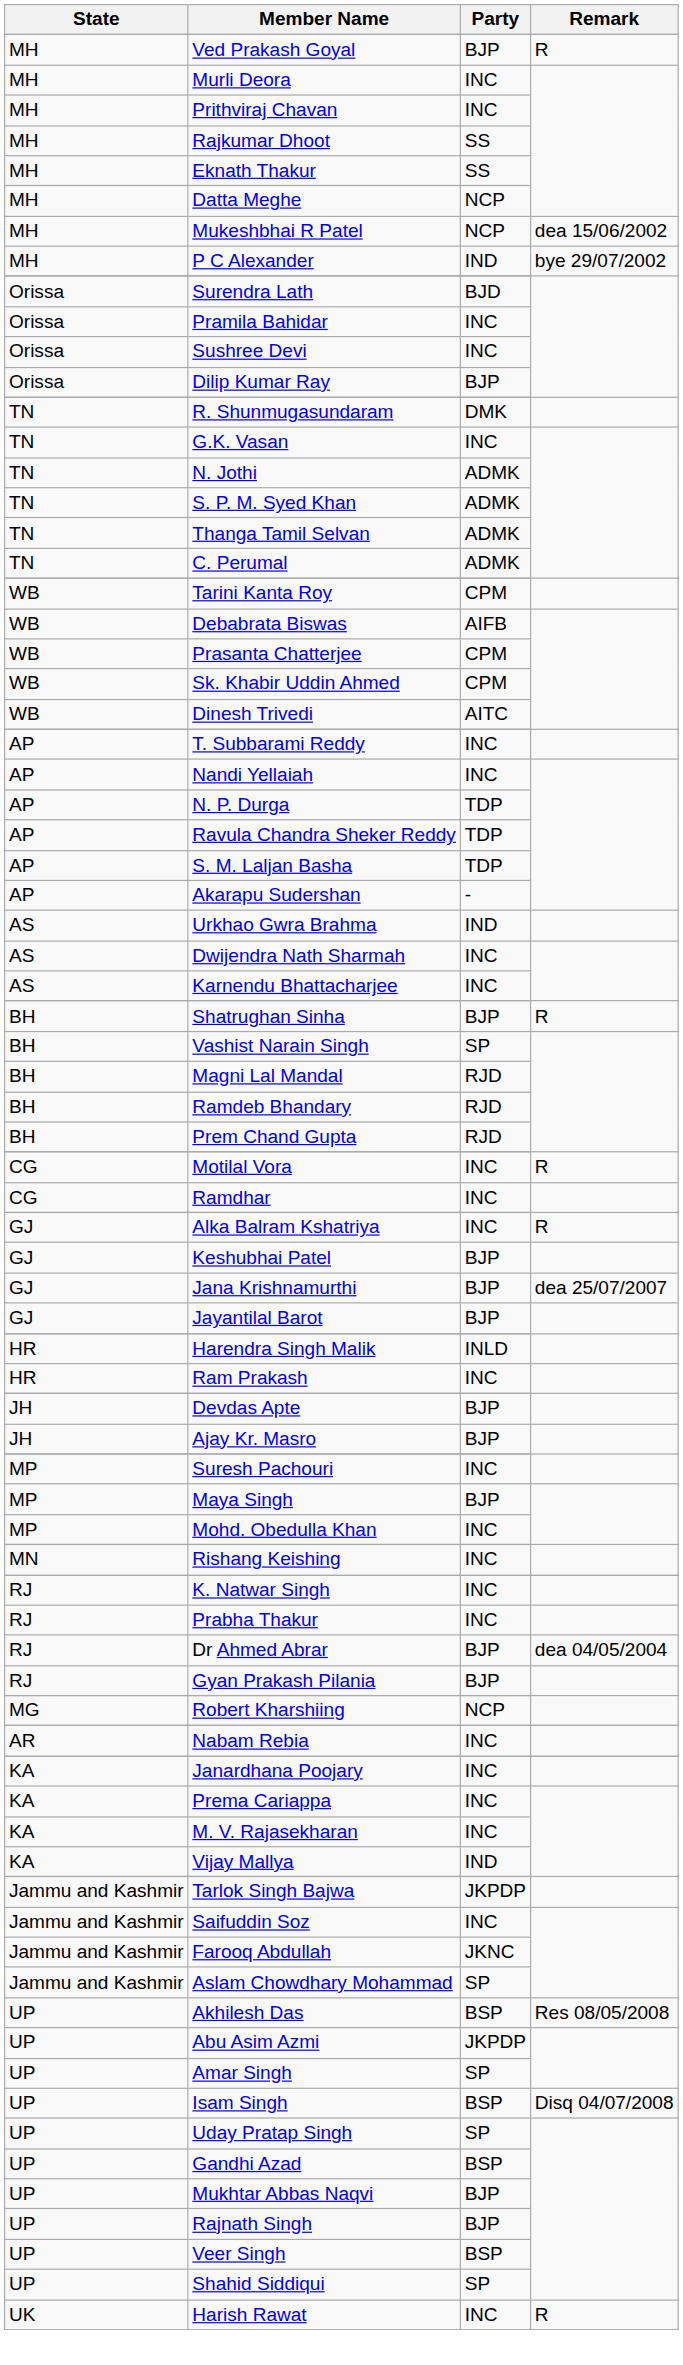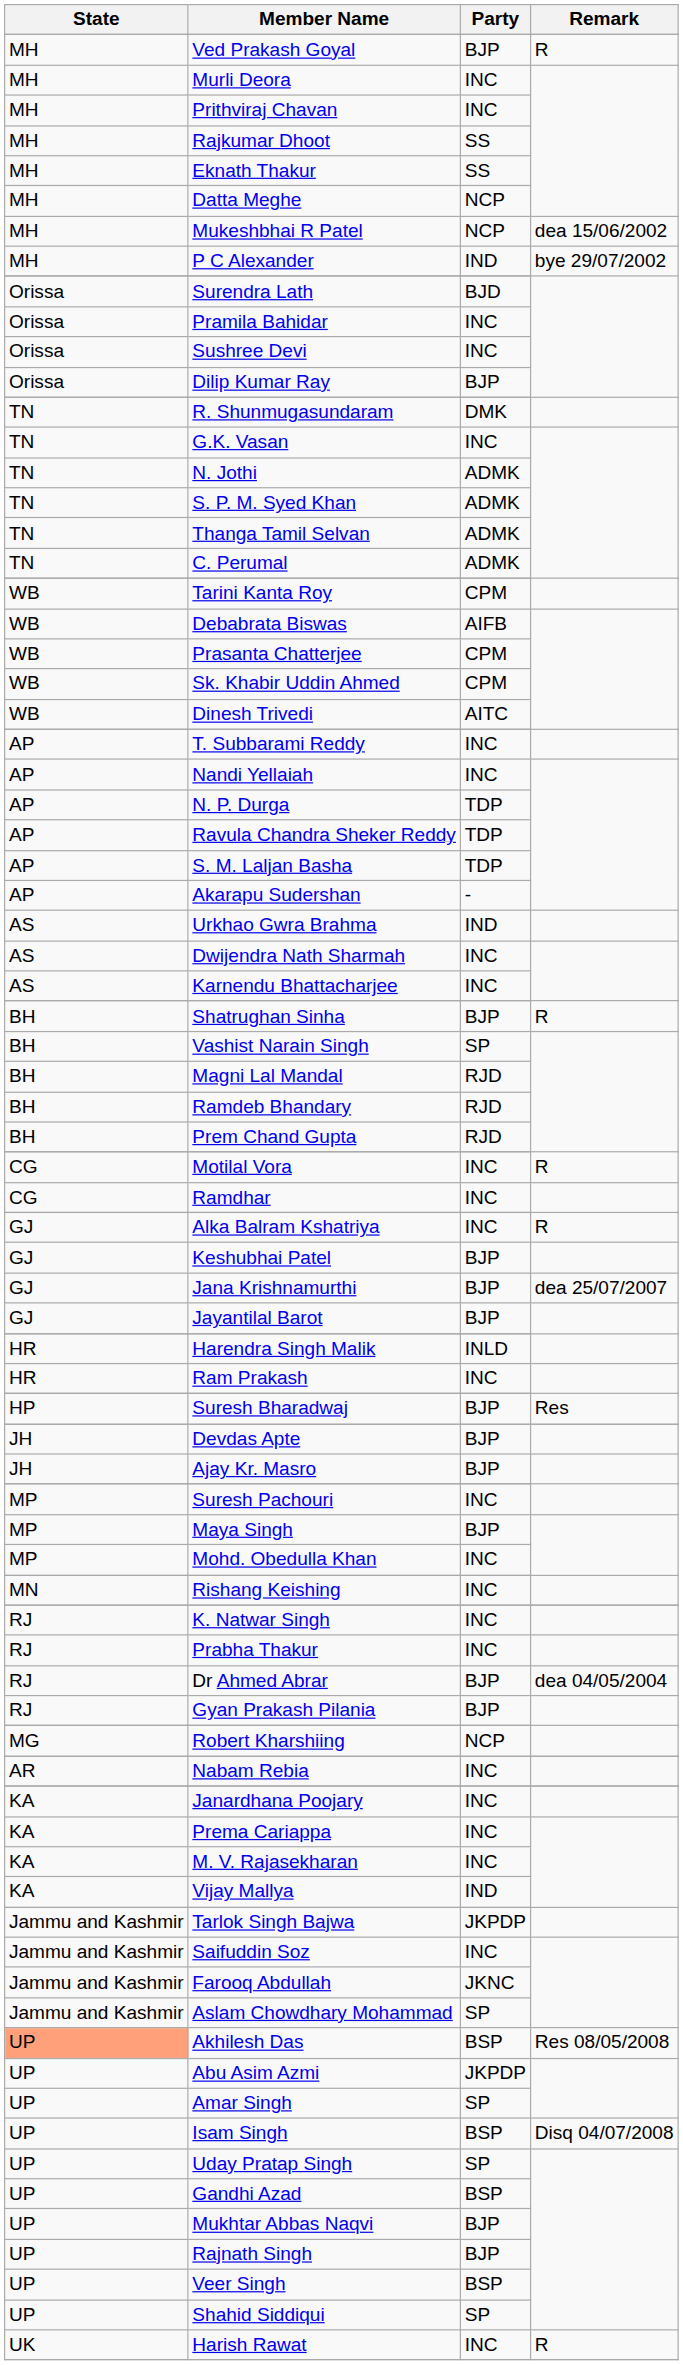+ row: (270, 1408)
(22, 2012) no background -> (22, 2042) lightsalmon background
